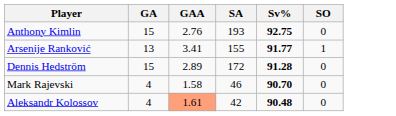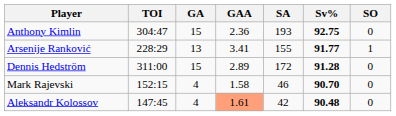+ column: (152, 13)
(192, 31) 2.76 -> (239, 31) 2.36
